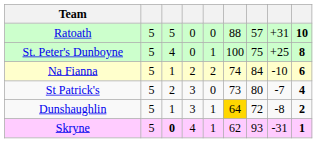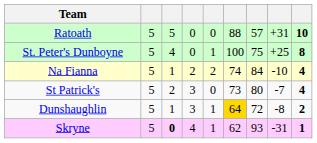(302, 71) 6 -> (302, 71) 4
